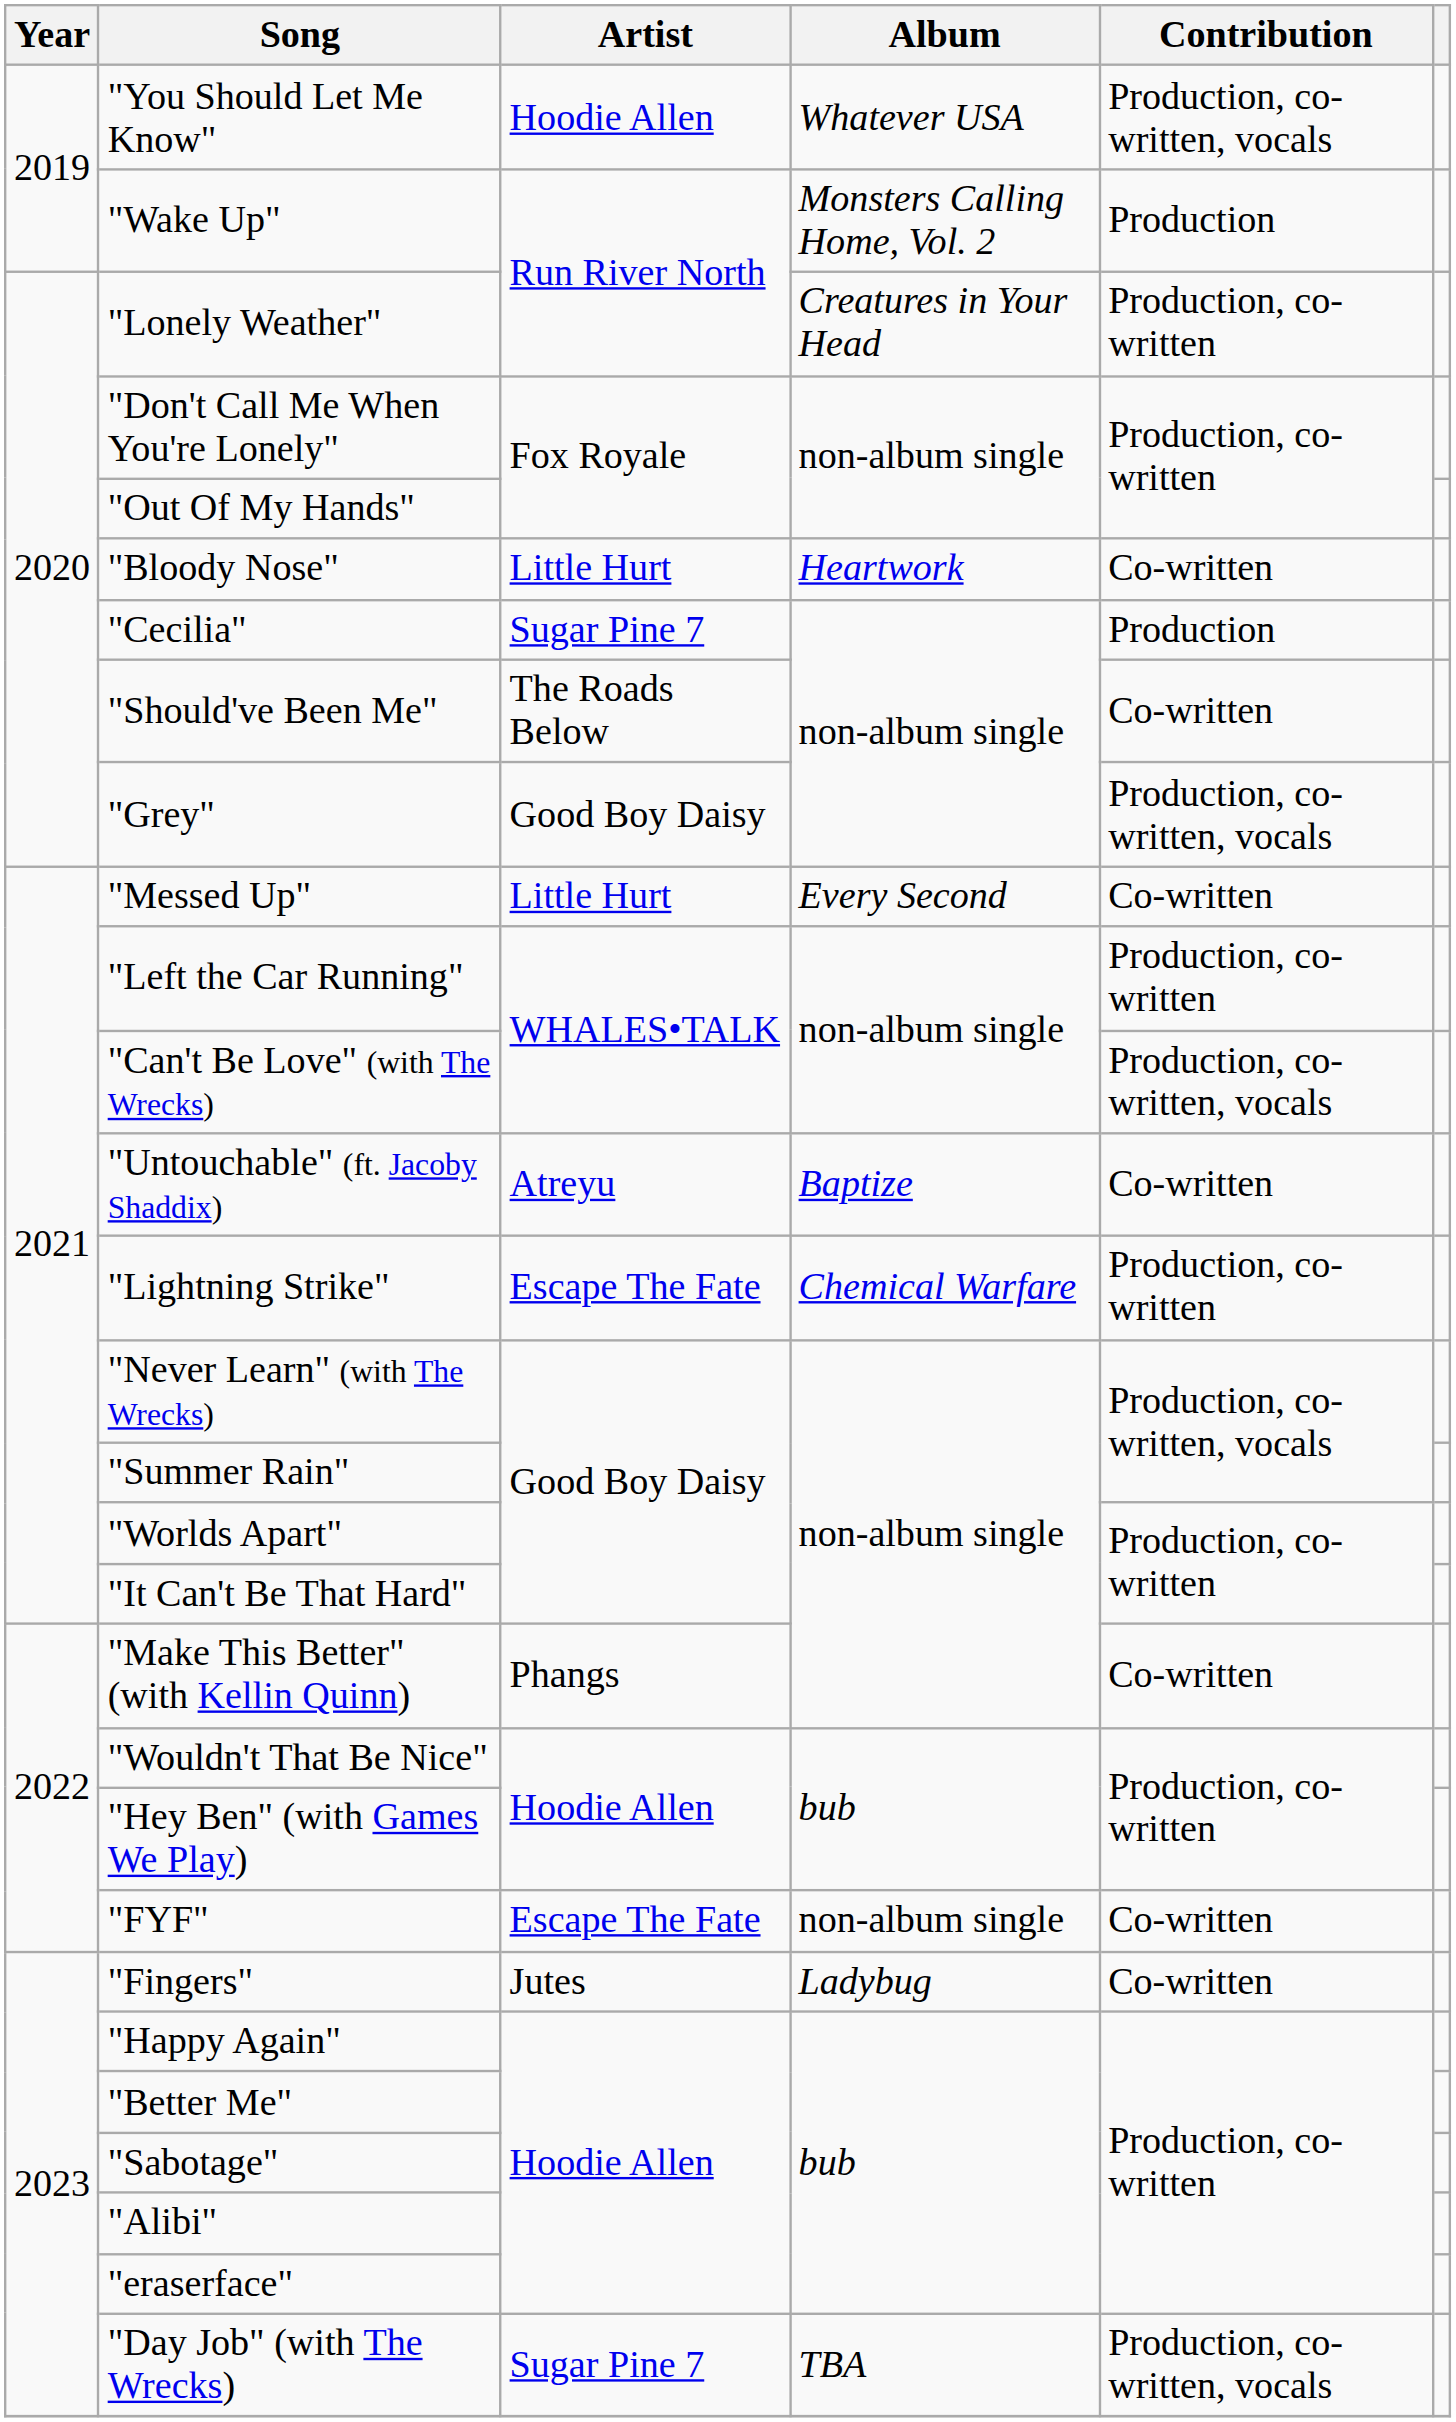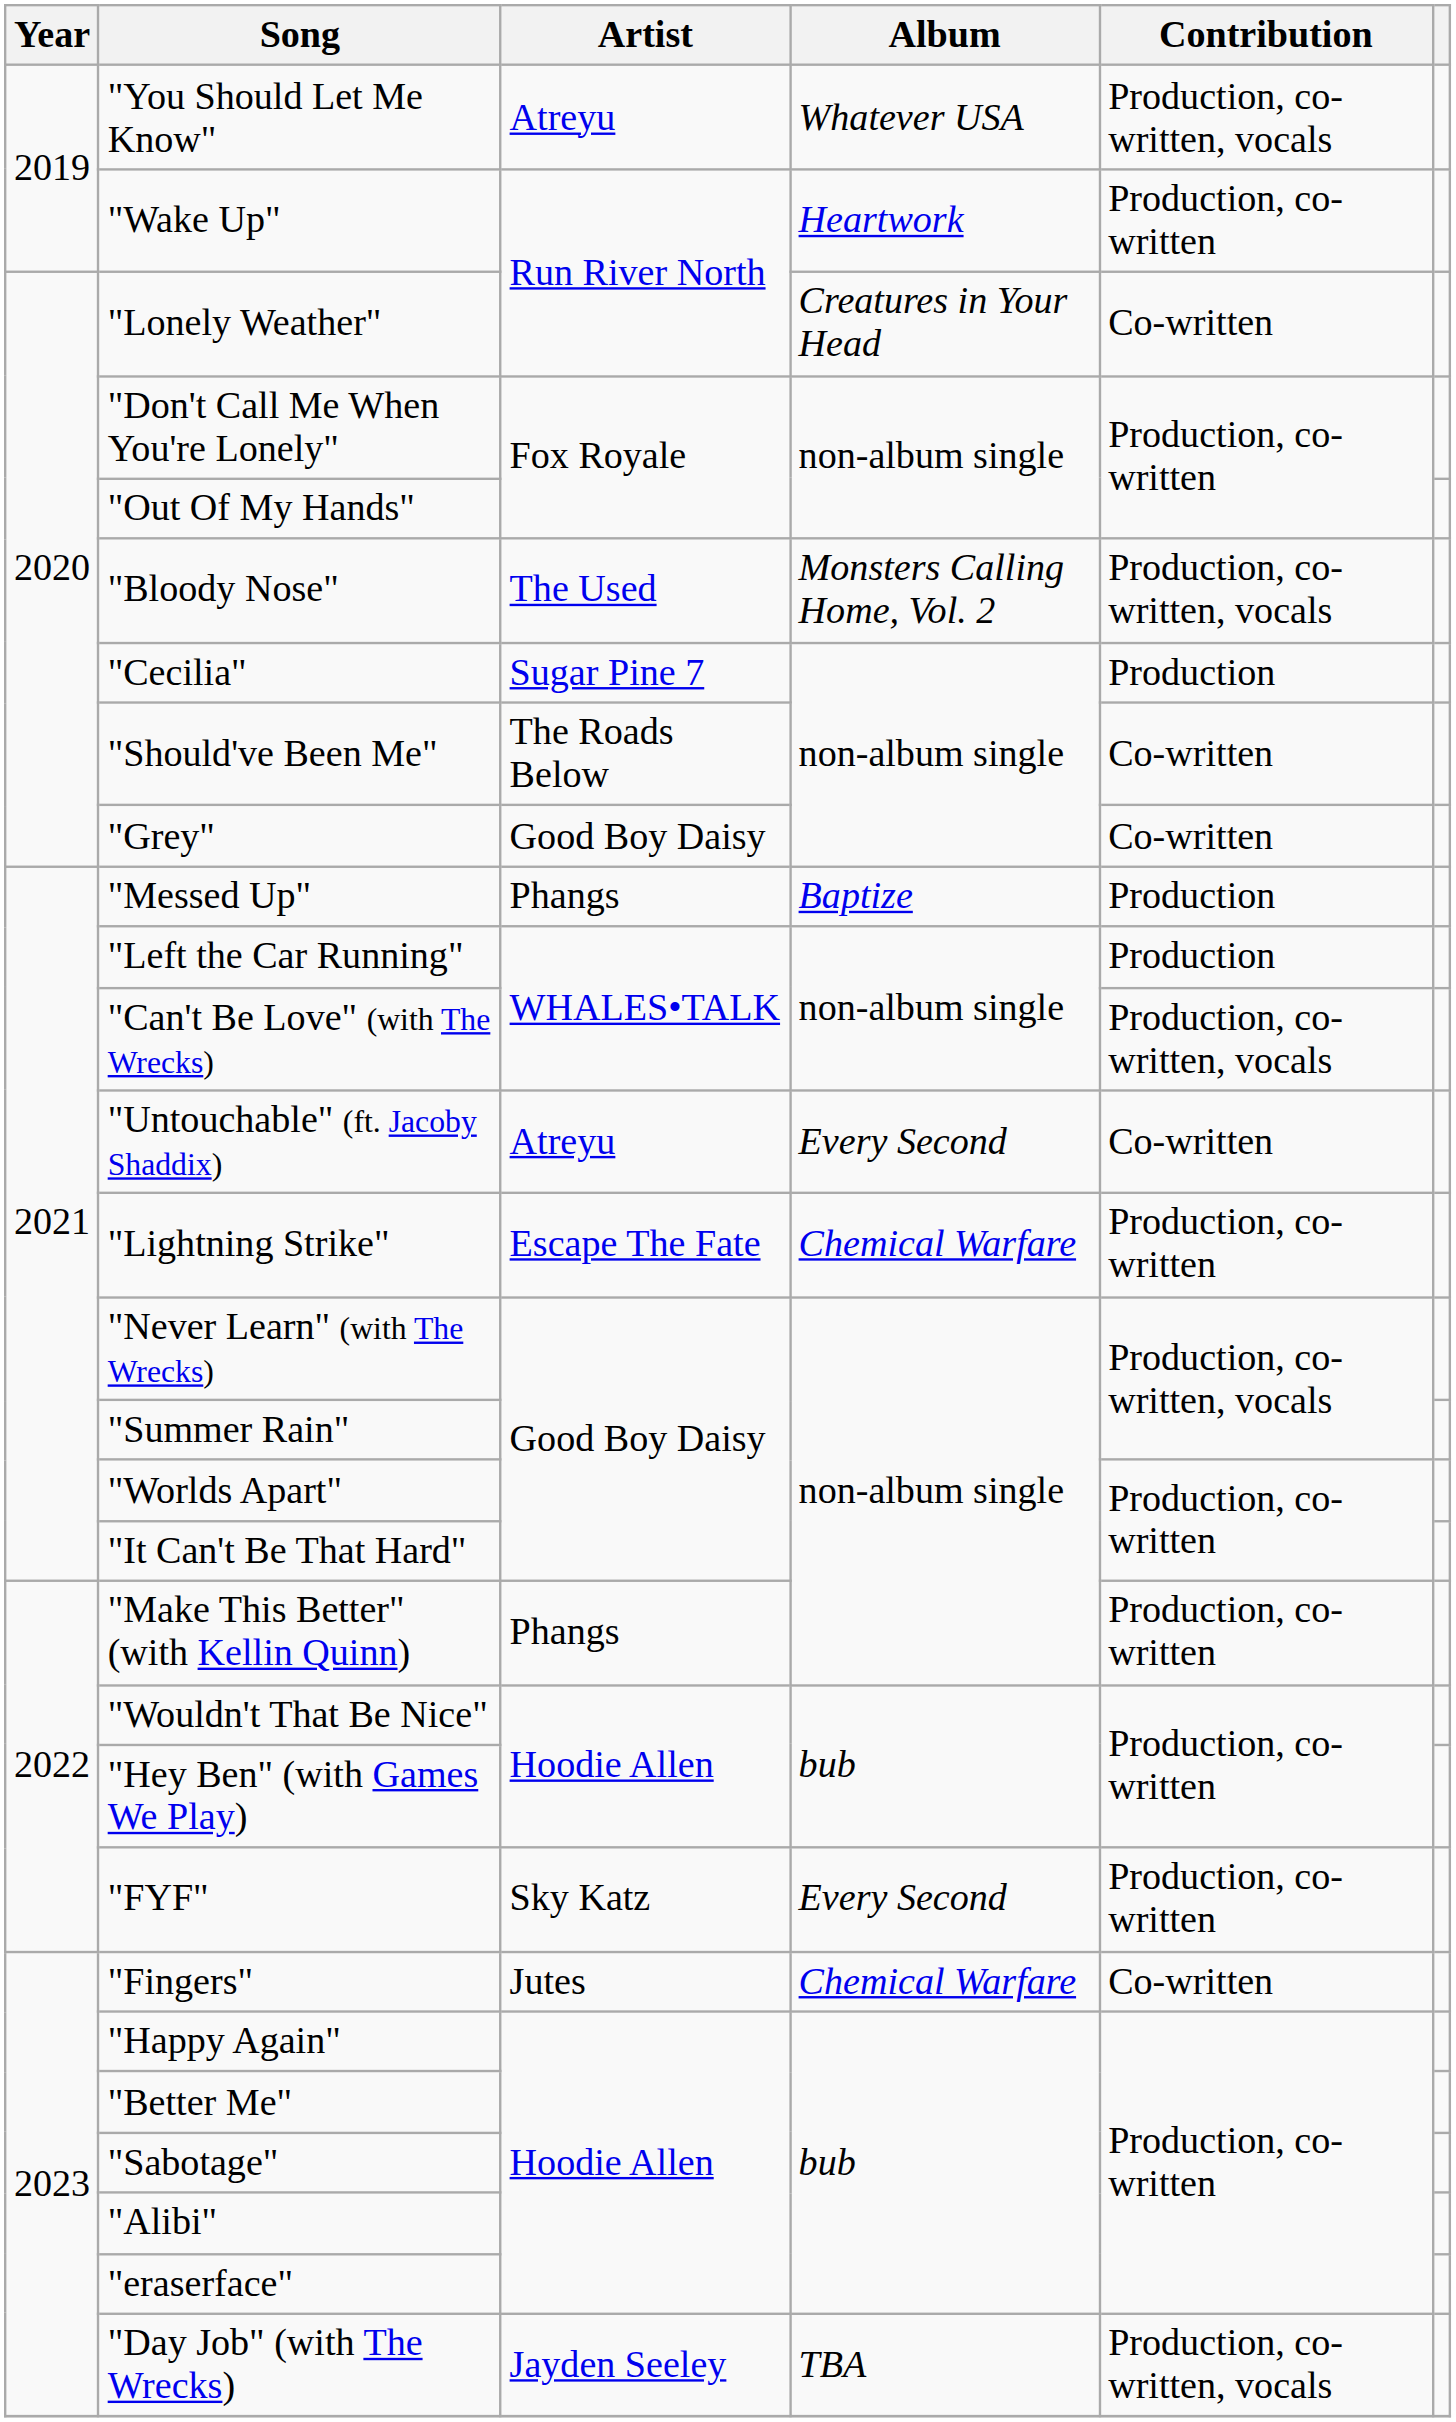(612, 116) Hoodie Allen -> (562, 116) Atreyu
(931, 219) Monsters Calling Home, Vol. 2 -> (881, 219) Heartwork
(1192, 219) Production -> (1226, 219) Production, co-written
(1226, 322) Production, co-written -> (1191, 322) Co-written
(591, 568) Little Hurt -> (583, 589) The Used
(881, 568) Heartwork -> (931, 589) Monsters Calling Home, Vol. 2
(1191, 568) Co-written -> (1226, 589) Production, co-written, vocals
(1226, 813) Production, co-written, vocals -> (1191, 835) Co-written
(591, 895) Little Hurt -> (565, 895) Phangs
(903, 895) Every Second -> (856, 895) Baptize
(1191, 895) Co-written -> (1192, 895) Production
(1226, 977) Production, co-written -> (1192, 956) Production
(856, 1183) Baptize -> (903, 1141) Every Second
(1191, 1674) Co-written -> (1226, 1631) Production, co-written
(635, 1920) Escape The Fate -> (580, 1898) Sky Katz
(931, 1920) non-album single -> (903, 1898) Every Second
(1191, 1920) Co-written -> (1226, 1898) Production, co-written
(865, 1980) Ladybug -> (937, 1980) Chemical Warfare
(607, 2364) Sugar Pine 7 -> (618, 2364) Jayden Seeley
